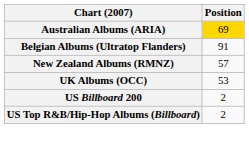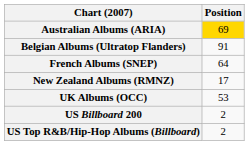+ row: (103, 64)
(223, 64) 57 -> (223, 81) 17
